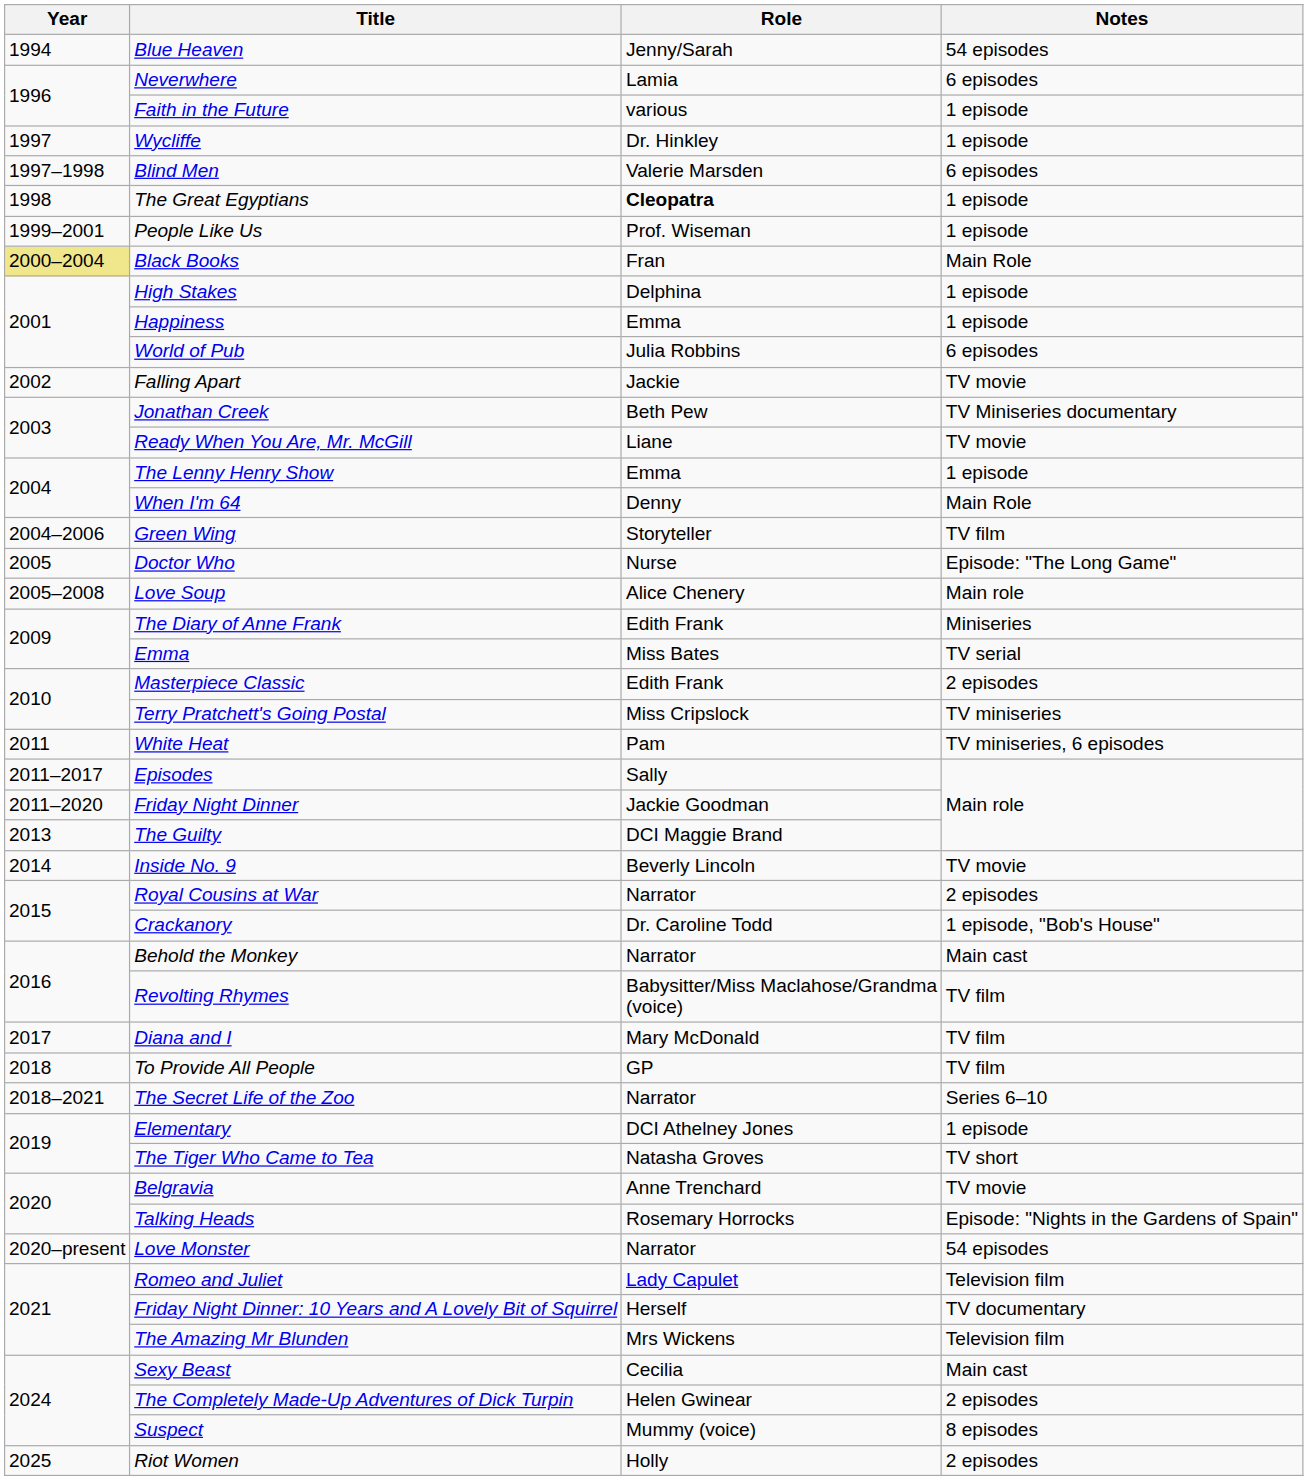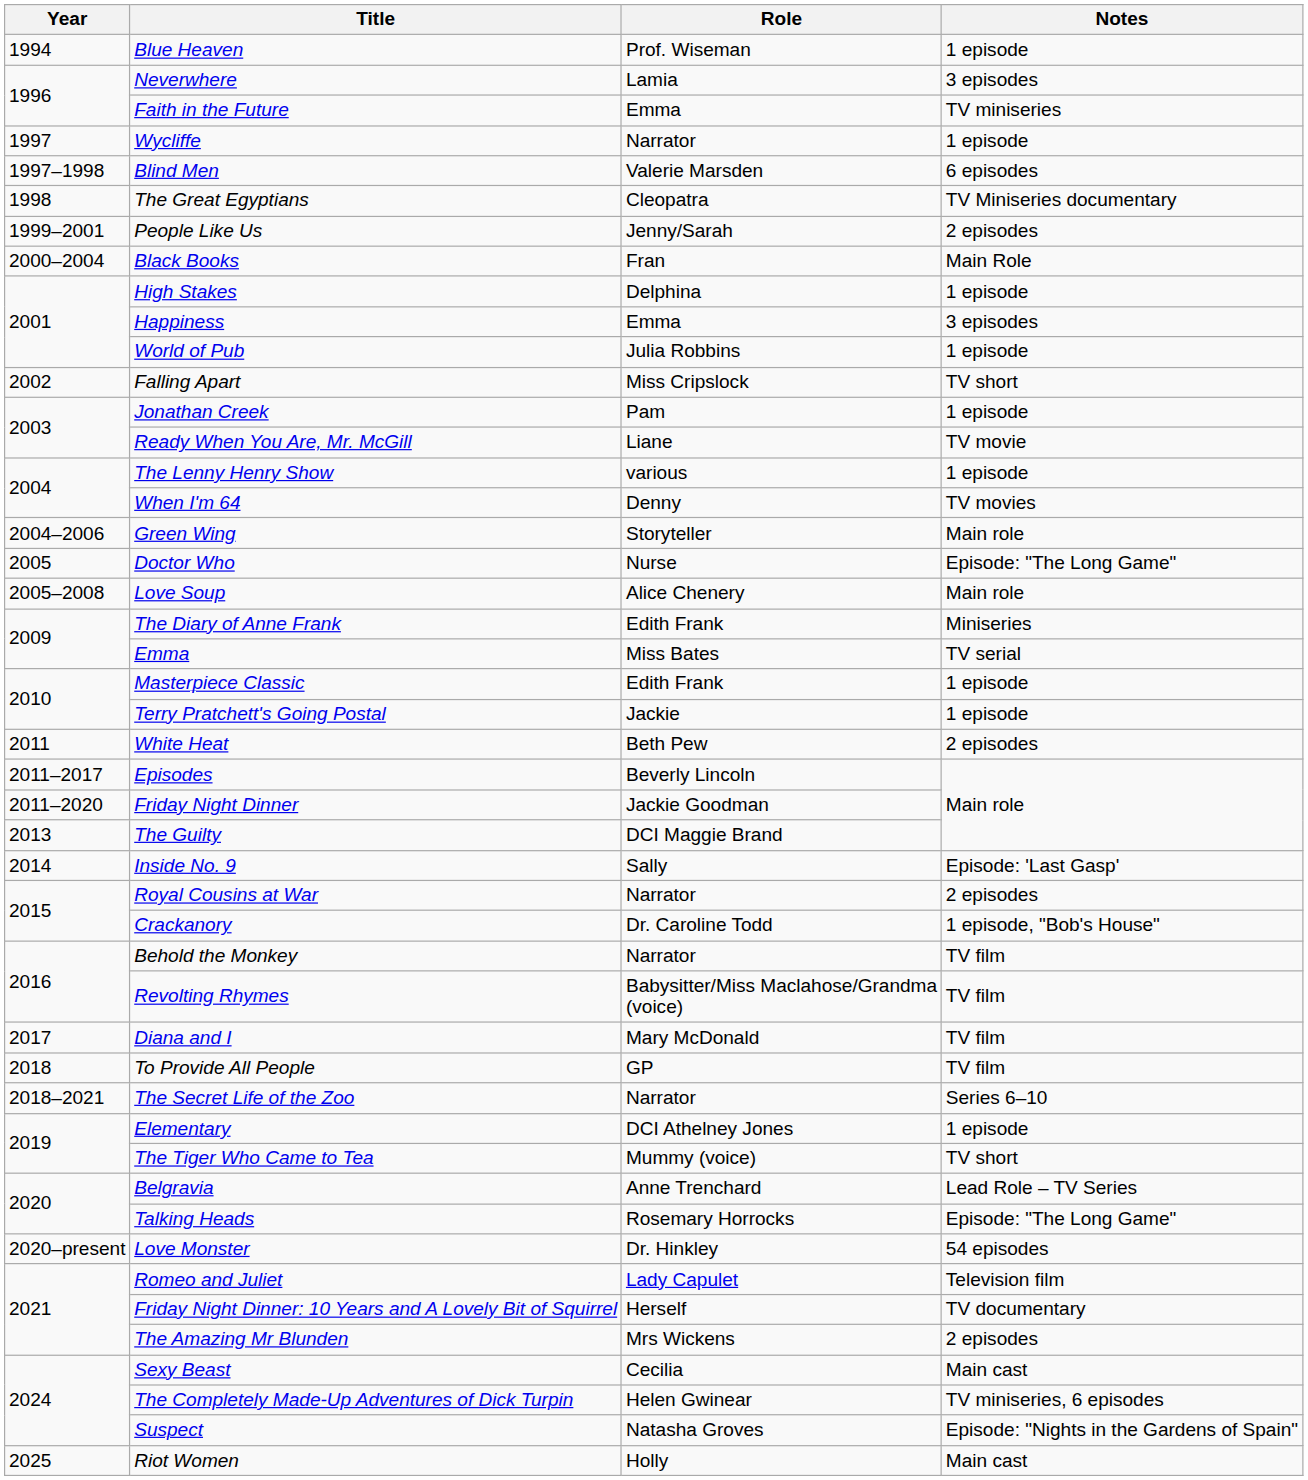(679, 49) Jenny/Sarah -> (688, 49) Prof. Wiseman
(997, 49) 54 episodes -> (987, 49) 1 episode
(992, 79) 6 episodes -> (992, 79) 3 episodes
(657, 110) various -> (653, 110) Emma
(987, 110) 1 episode -> (1003, 110) TV miniseries
(672, 140) Dr. Hinkley -> (661, 140) Narrator
(670, 200) bold -> (667, 200) normal
(987, 200) 1 episode -> (1061, 200) TV Miniseries documentary
(688, 230) Prof. Wiseman -> (679, 230) Jenny/Sarah
(987, 230) 1 episode -> (992, 230) 2 episodes
(57, 261) khaki background -> (57, 261) no background
(987, 321) 1 episode -> (992, 321) 3 episodes
(992, 351) 6 episodes -> (987, 351) 1 episode
(653, 381) Jackie -> (687, 381) Miss Cripslock
(986, 381) TV movie -> (982, 381) TV short
(667, 412) Beth Pew -> (646, 412) Pam
(1061, 412) TV Miniseries documentary -> (987, 412) 1 episode
(653, 472) Emma -> (657, 472) various
(989, 502) Main Role -> (991, 502) TV movies
(975, 532) TV film -> (985, 532) Main role
(992, 683) 2 episodes -> (987, 683) 1 episode
(687, 714) Miss Cripslock -> (653, 714) Jackie
(1003, 714) TV miniseries -> (987, 714) 1 episode
(646, 744) Pam -> (667, 744) Beth Pew
(1055, 744) TV miniseries, 6 episodes -> (992, 744) 2 episodes
(647, 774) Sally -> (690, 774) Beverly Lincoln
(690, 865) Beverly Lincoln -> (647, 865) Sally
(986, 865) TV movie -> (1033, 865) Episode: 'Last Gasp'
(987, 955) Main cast -> (975, 955) TV film
(695, 1158) Natasha Groves -> (691, 1158) Mummy (voice)
(986, 1188) TV movie -> (1041, 1188) Lead Role – TV Series
(1122, 1218) Episode: "Nights in the Gardens of Spain" -> (1061, 1218) Episode: "The Long Game"
(661, 1248) Narrator -> (672, 1248) Dr. Hinkley
(1005, 1339) Television film -> (992, 1339) 2 episodes
(992, 1399) 2 episodes -> (1055, 1399) TV miniseries, 6 episodes
(691, 1430) Mummy (voice) -> (695, 1430) Natasha Groves
(992, 1430) 8 episodes -> (1122, 1430) Episode: "Nights in the Gardens of Spain"
(992, 1460) 2 episodes -> (987, 1460) Main cast
